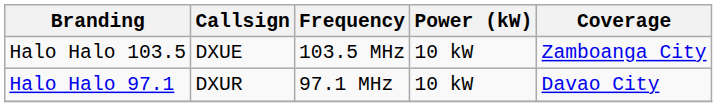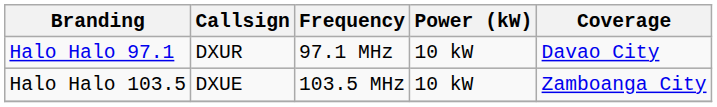rows swapped: (92, 85) <-> (98, 53)
